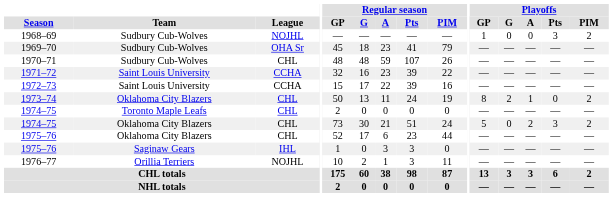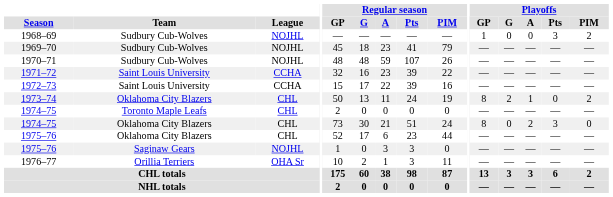(288, 48) OHA Sr -> (288, 48) NOJHL
(288, 60) CHL -> (288, 60) NOJHL
(484, 123) 5 -> (484, 123) 8
(589, 123) 2 -> (589, 123) 0
(288, 149) IHL -> (288, 149) NOJHL
(288, 161) NOJHL -> (288, 161) OHA Sr
